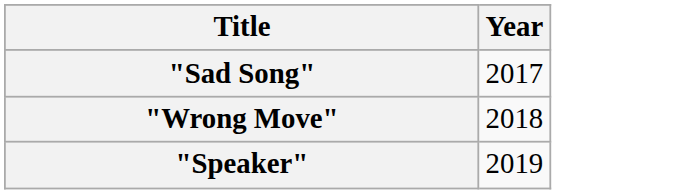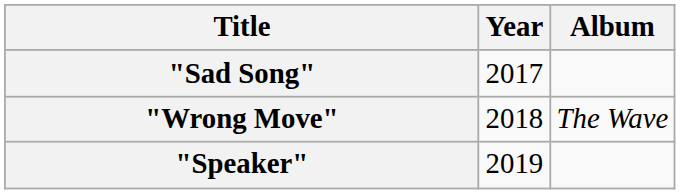+ column: (612, 27)
